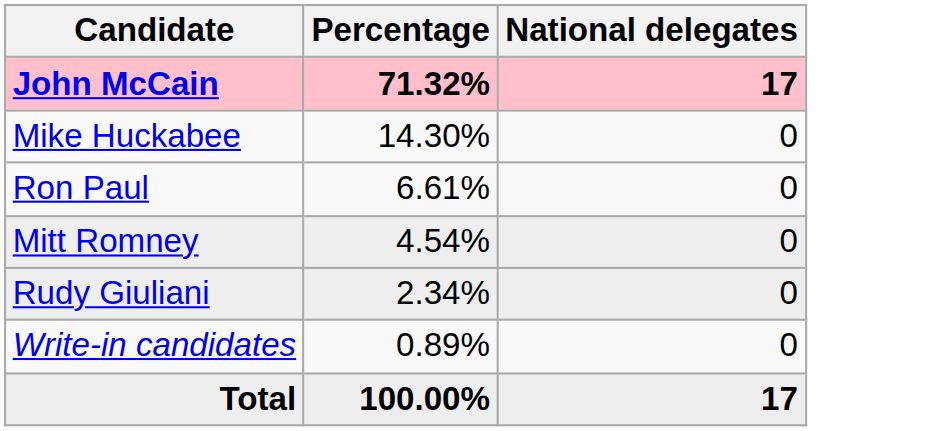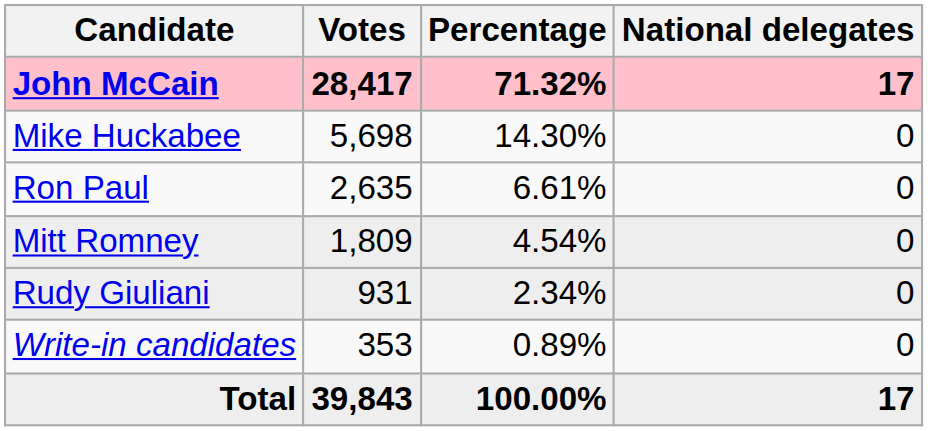+ column: (362, 30)
